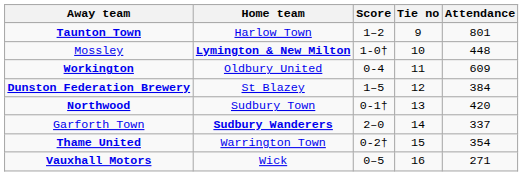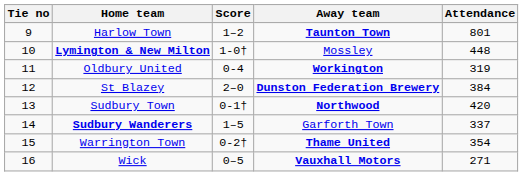columns swapped: (418, 14) <-> (99, 14)
(480, 69) 609 -> (480, 69) 319
(374, 88) 1–5 -> (233, 88) 2–0
(374, 125) 2–0 -> (233, 125) 1–5
